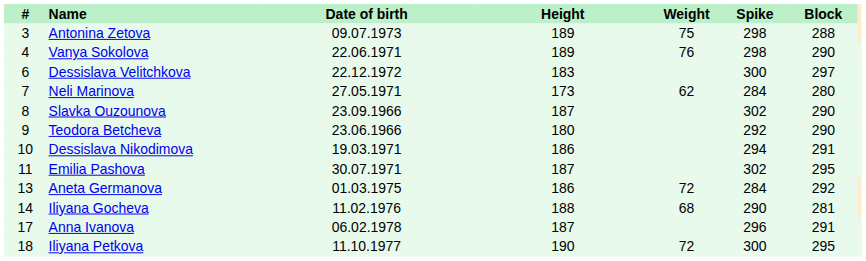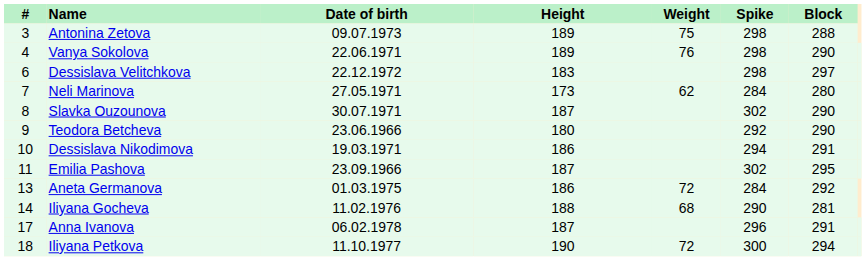(755, 72) 300 -> (755, 72) 298
(367, 111) 23.09.1966 -> (367, 111) 30.07.1971
(367, 169) 30.07.1971 -> (367, 169) 23.09.1966
(823, 247) 295 -> (823, 247) 294
